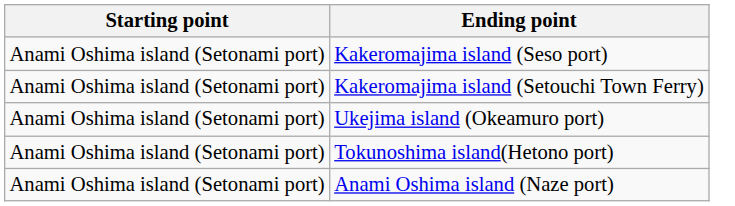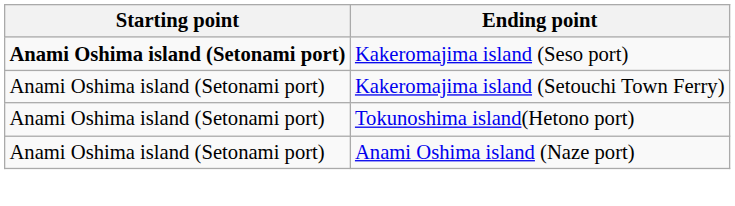(167, 53) normal -> (177, 53) bold
- row: (469, 119)
